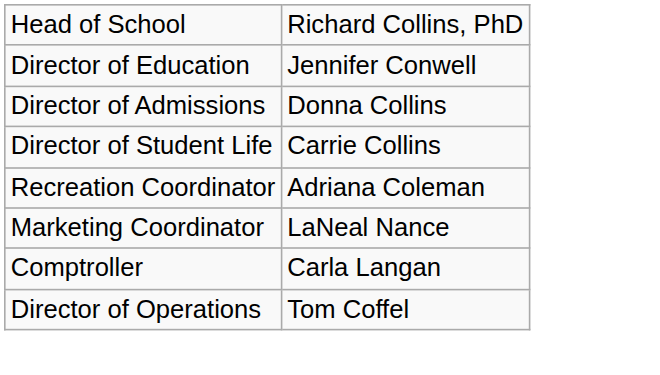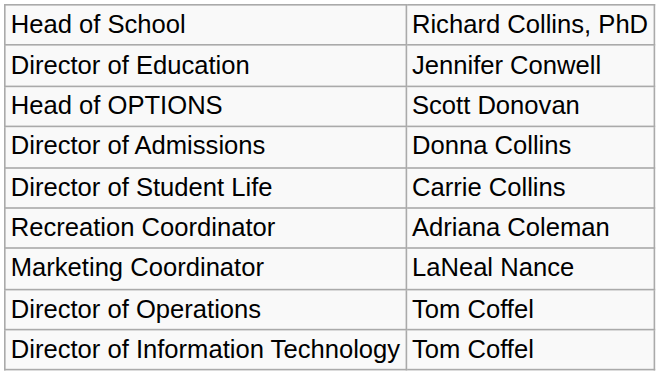+ row: (117, 106)
- row: (77, 268)
+ row: (205, 349)
